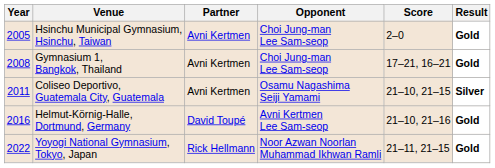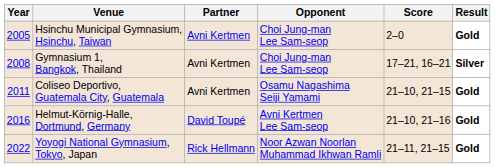(467, 64) Gold -> (470, 64) Silver
(470, 92) Silver -> (467, 92) Gold
